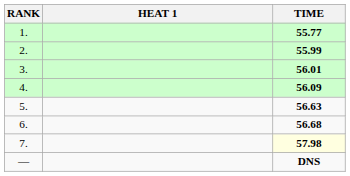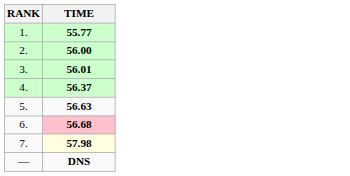- column: (158, 14)
(309, 51) 55.99 -> (79, 51) 56.00
(309, 88) 56.09 -> (79, 88) 56.37
(309, 125) no background -> (79, 125) pink background
